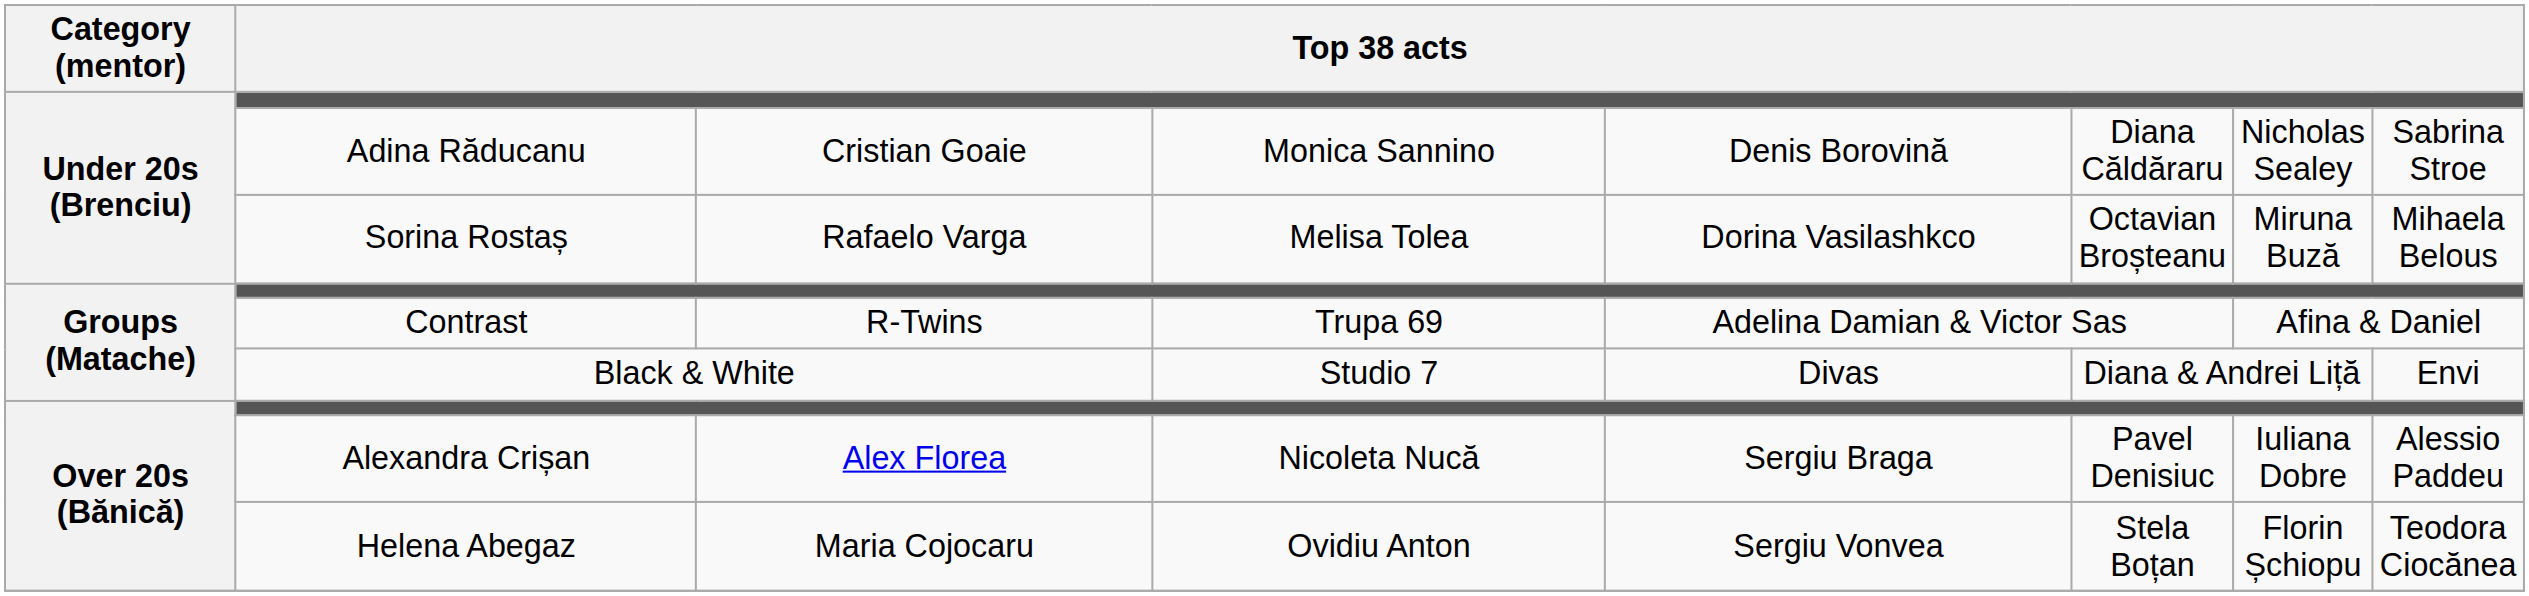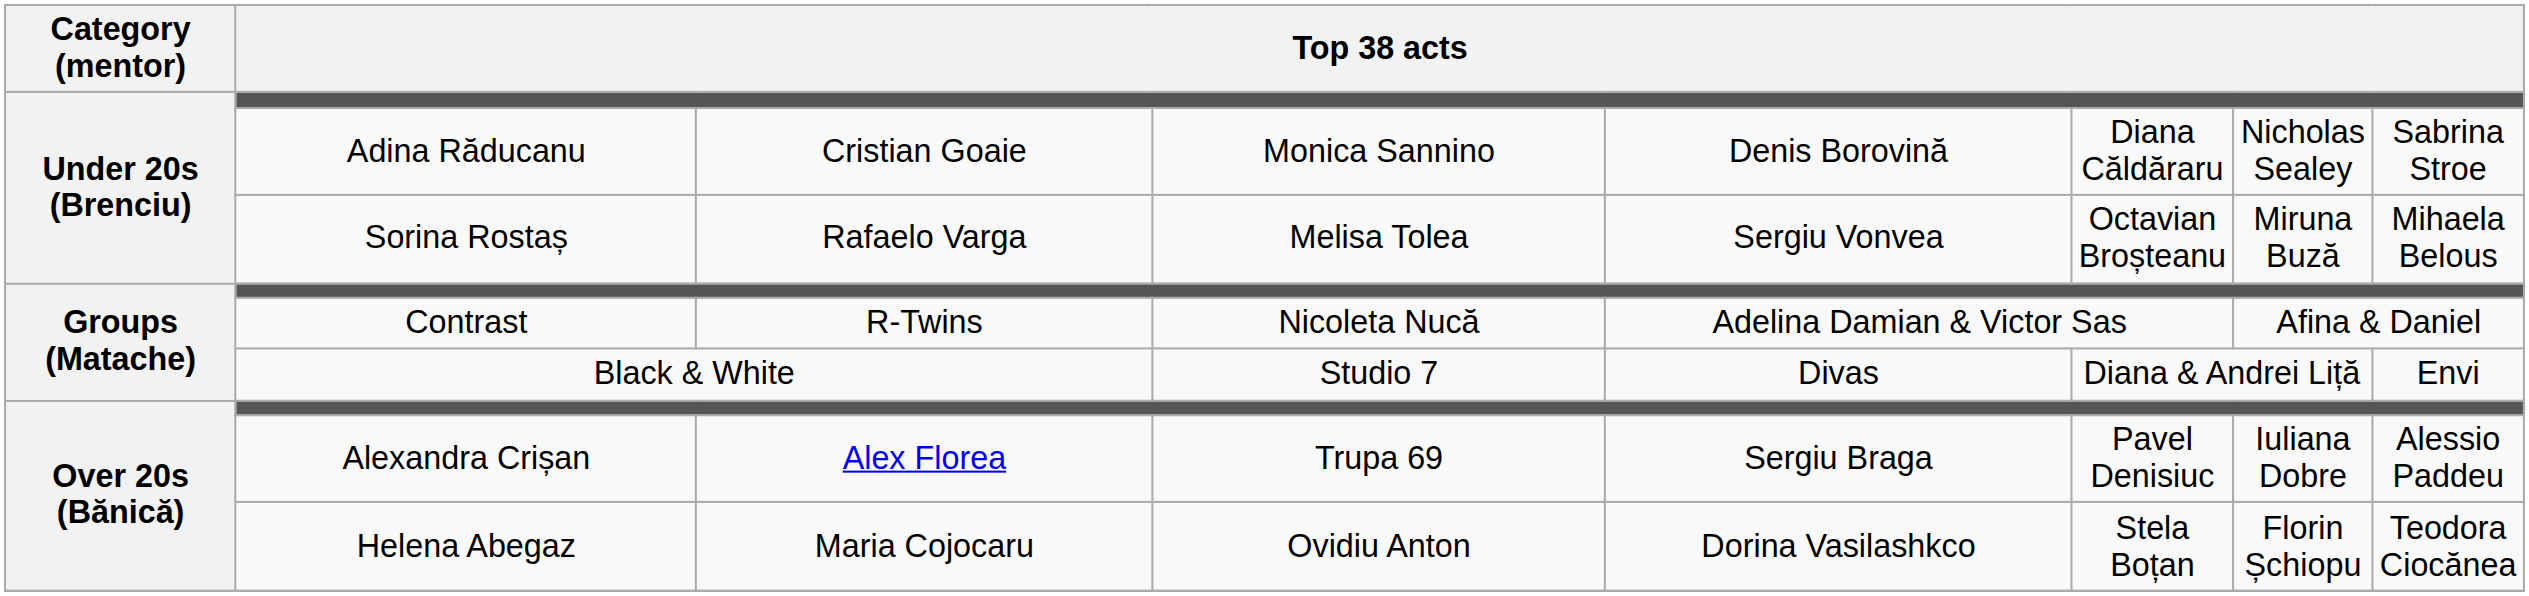(1838, 238) Dorina Vasilashkco -> (1838, 238) Sergiu Vonvea
(1379, 322) Trupa 69 -> (1379, 322) Nicoleta Nucă
(1379, 458) Nicoleta Nucă -> (1379, 458) Trupa 69
(1838, 545) Sergiu Vonvea -> (1838, 545) Dorina Vasilashkco
